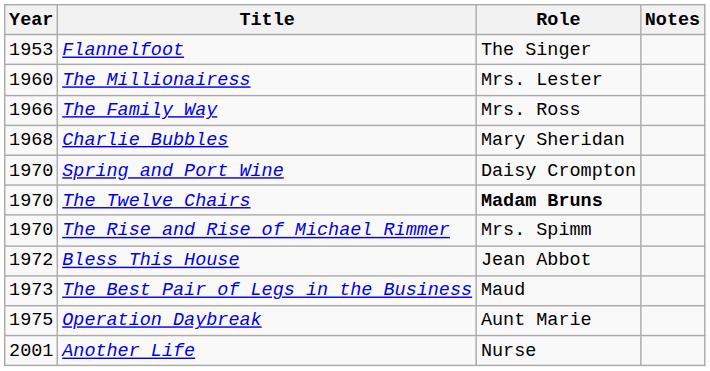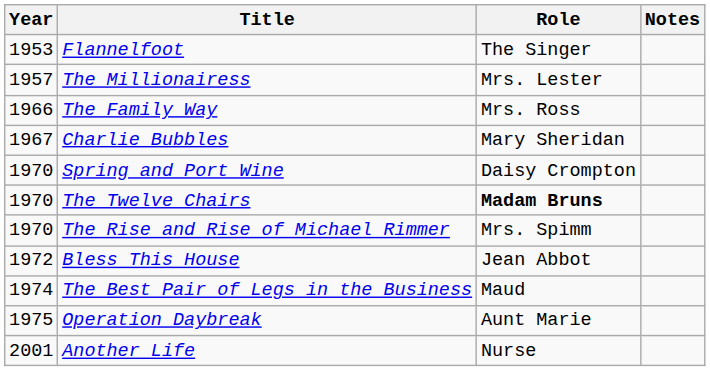(31, 80) 1960 -> (31, 80) 1957
(31, 140) 1968 -> (31, 140) 1967
(31, 291) 1973 -> (31, 291) 1974
